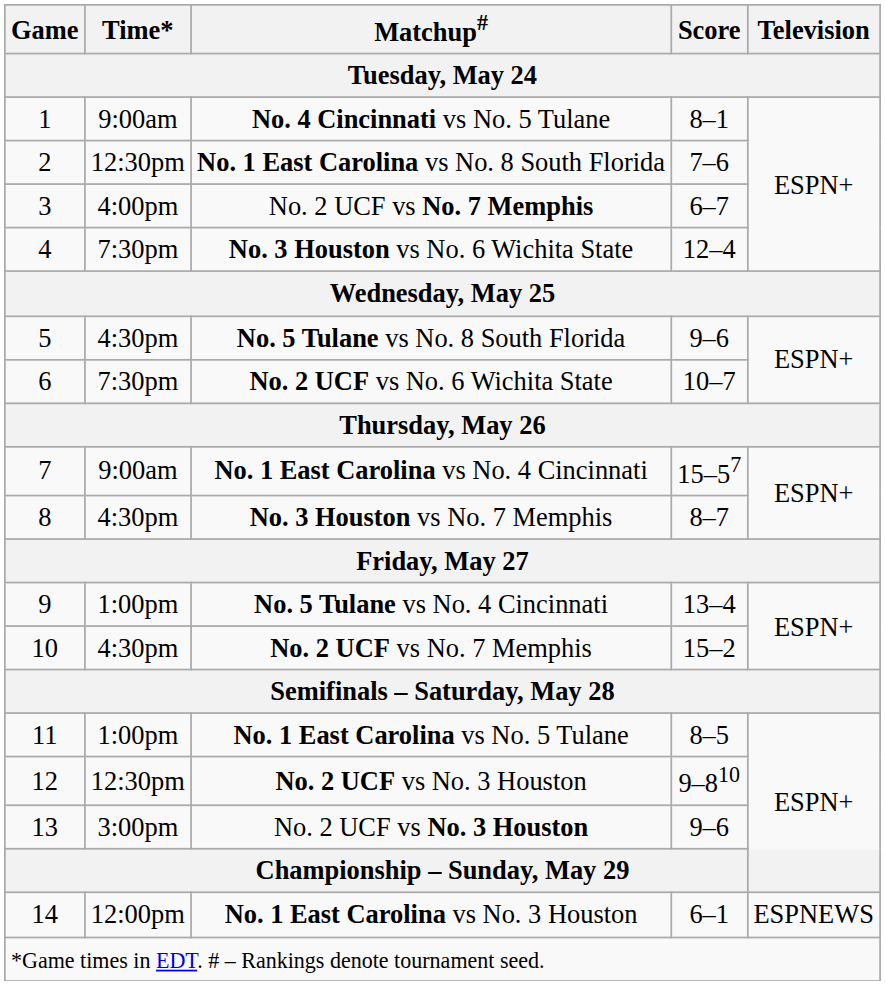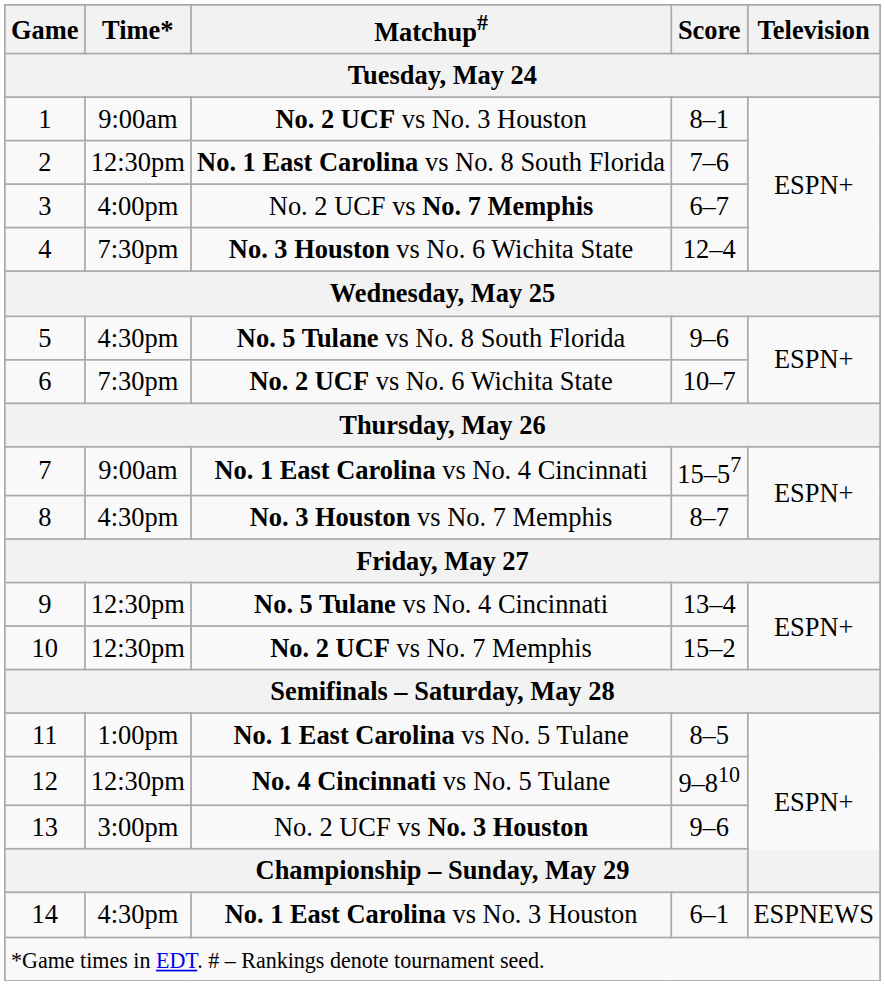(431, 119) No. 4 Cincinnati vs No. 5 Tulane -> (431, 119) No. 2 UCF vs No. 3 Houston
(138, 604) 1:00pm -> (138, 604) 12:30pm
(138, 647) 4:30pm -> (138, 647) 12:30pm
(431, 781) No. 2 UCF vs No. 3 Houston -> (431, 781) No. 4 Cincinnati vs No. 5 Tulane
(138, 914) 12:00pm -> (138, 914) 4:30pm
